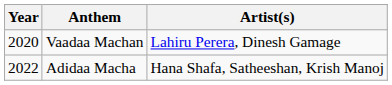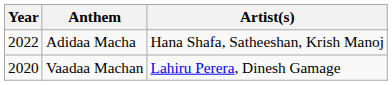rows swapped: (95, 42) <-> (91, 67)
